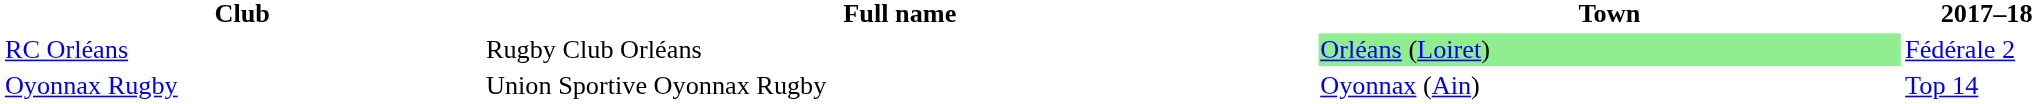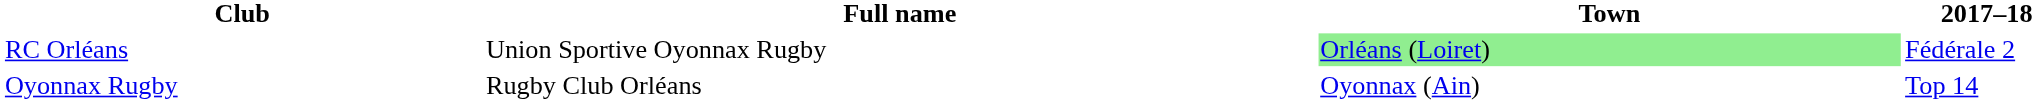(594, 49) Rugby Club Orléans -> (656, 49) Union Sportive Oyonnax Rugby
(656, 85) Union Sportive Oyonnax Rugby -> (594, 85) Rugby Club Orléans
